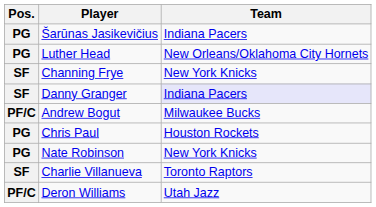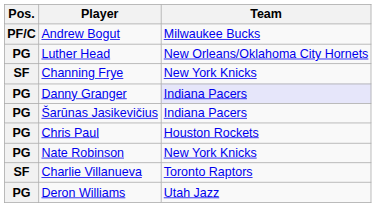rows swapped: (81, 113) <-> (100, 34)
(21, 93) SF -> (21, 93) PG
(21, 192) PF/C -> (21, 192) PG
